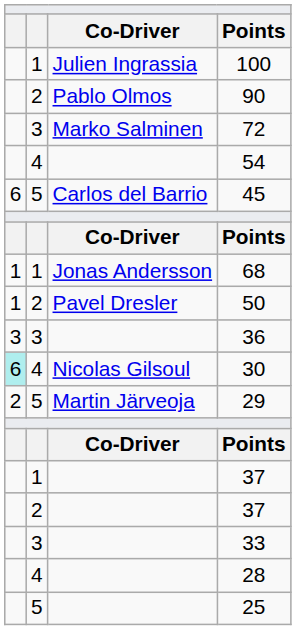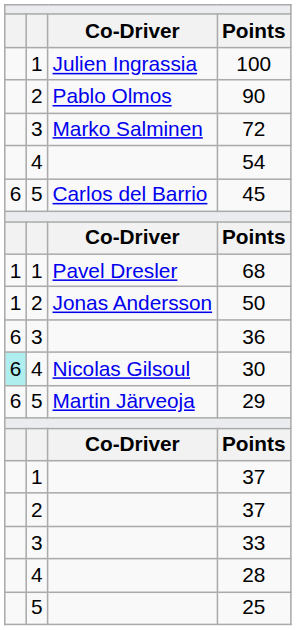(132, 270) Jonas Andersson -> (115, 270) Pavel Dresler
(115, 303) Pavel Dresler -> (132, 303) Jonas Andersson
(15, 336) 3 -> (15, 336) 6
(15, 401) 2 -> (15, 401) 6
